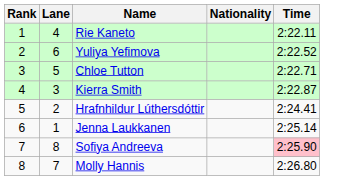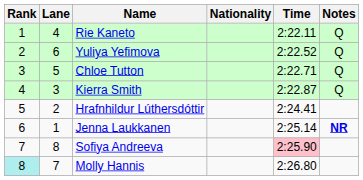+ column: (339, 14)
(22, 166) no background -> (22, 166) paleturquoise background
